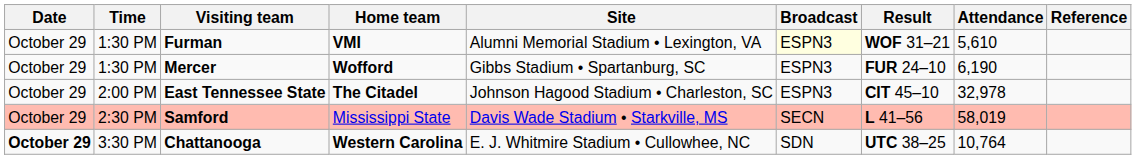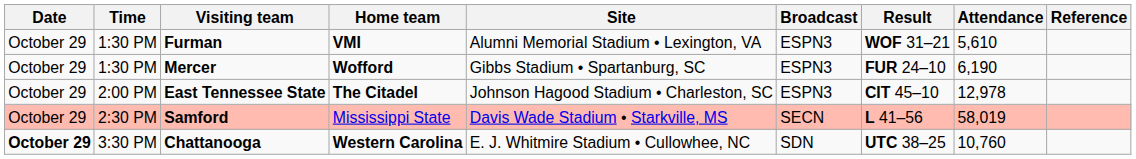(806, 42) lightyellow background -> (806, 42) no background
(982, 92) 32,978 -> (982, 92) 12,978
(982, 142) 10,764 -> (982, 142) 10,760
